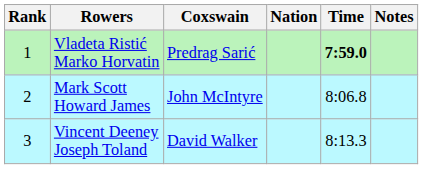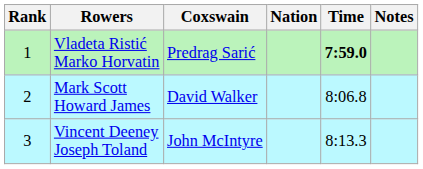(215, 96) John McIntyre -> (212, 96) David Walker
(212, 140) David Walker -> (215, 140) John McIntyre
